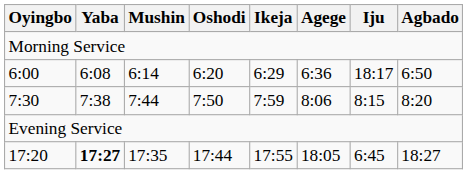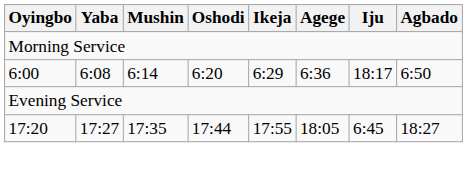- row: (24, 100)
(100, 155) bold -> (100, 127) normal
